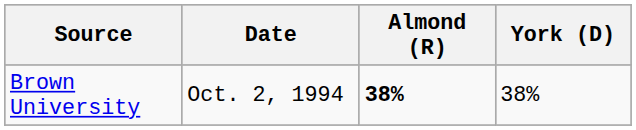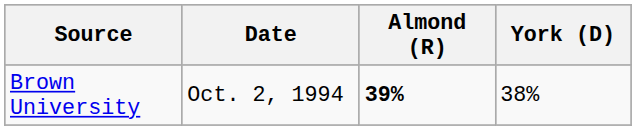(384, 95) 38% -> (384, 95) 39%
